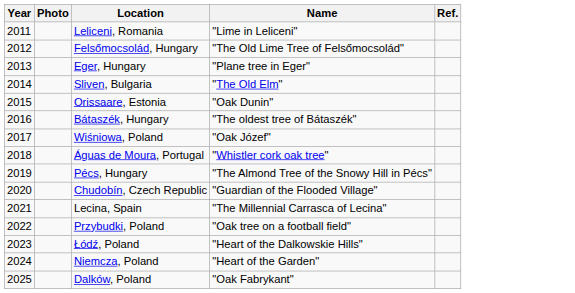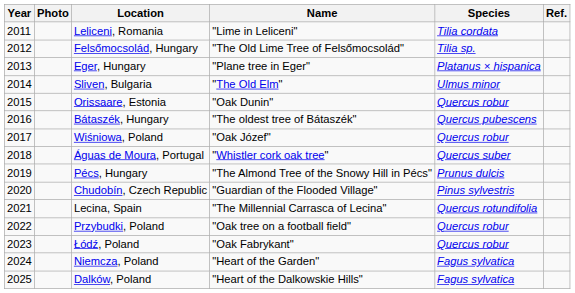+ column: (489, 13)
(288, 244) "Heart of the Dalkowskie Hills" -> (253, 244) "Oak Fabrykant"
(253, 279) "Oak Fabrykant" -> (288, 279) "Heart of the Dalkowskie Hills"
